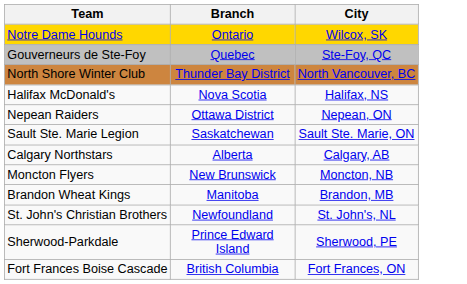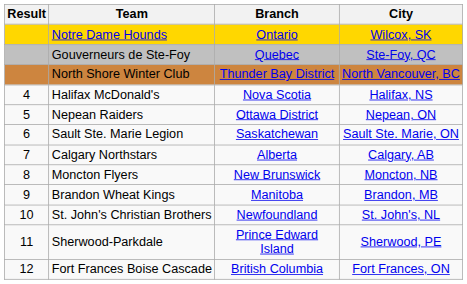+ column: (27, 14)
